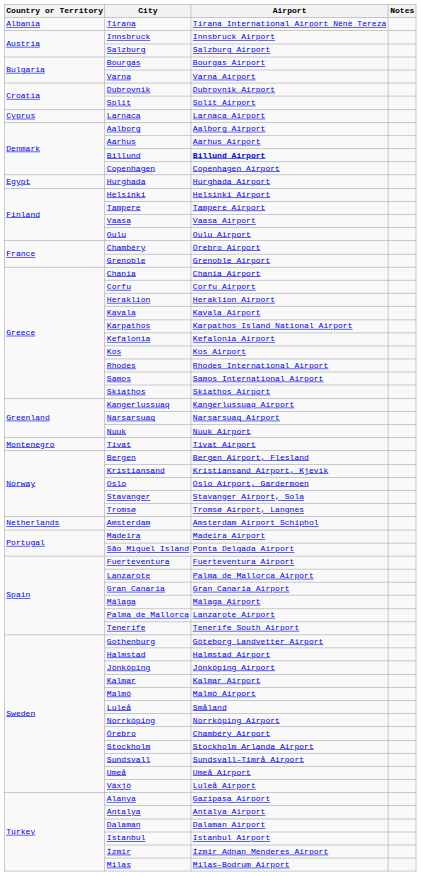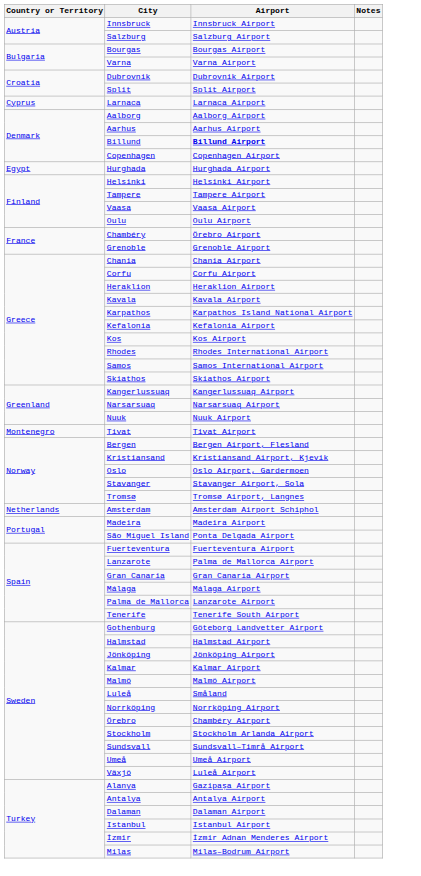- row: (121, 24)
